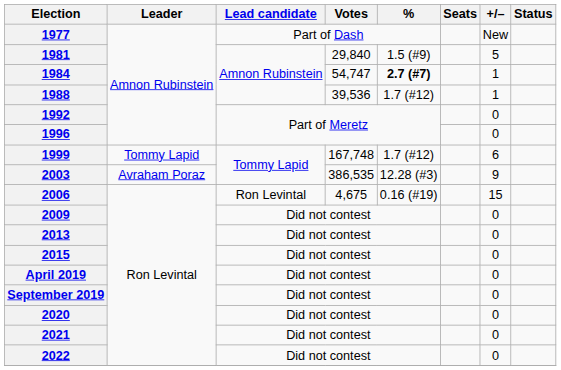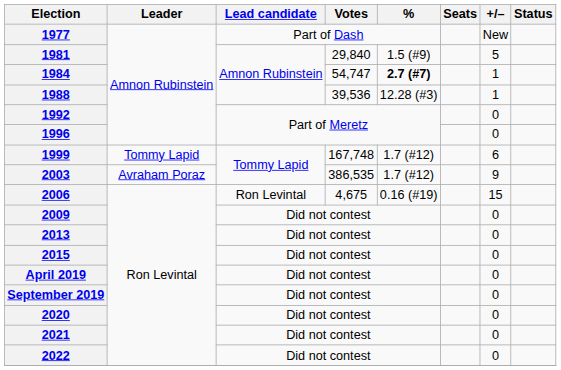(409, 94) 1.7 (#12) -> (409, 94) 12.28 (#3)
(409, 174) 12.28 (#3) -> (409, 174) 1.7 (#12)
